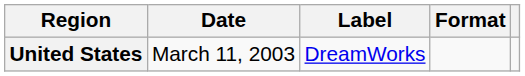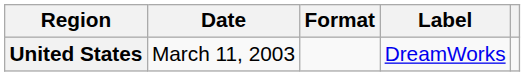columns swapped: (470, 20) <-> (365, 20)
